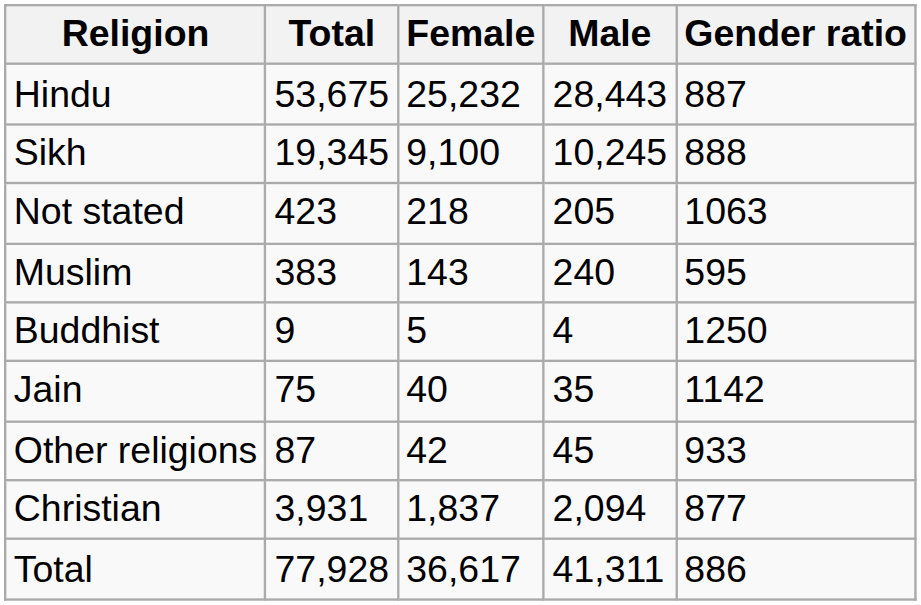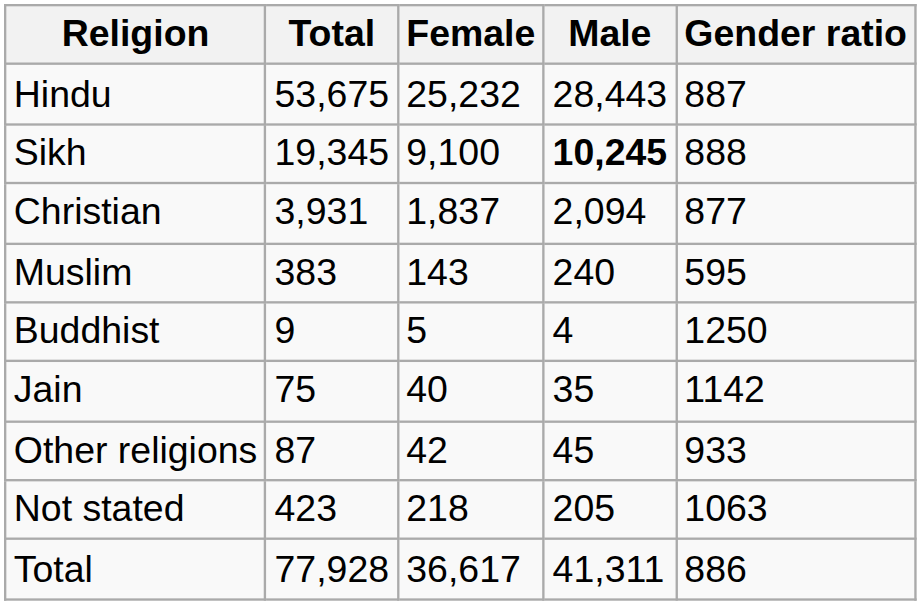(610, 152) normal -> (610, 152) bold
rows swapped: (88, 509) <-> (99, 212)
